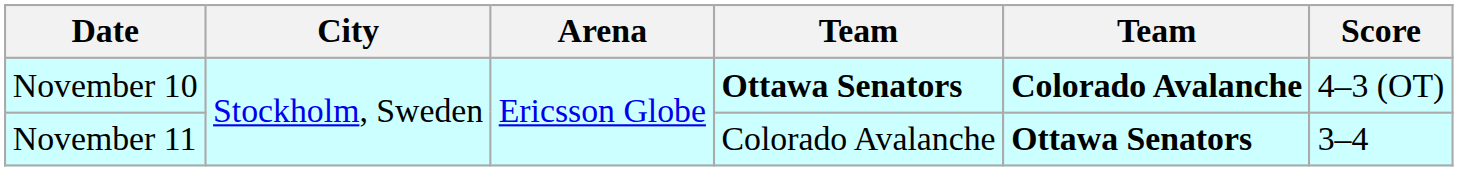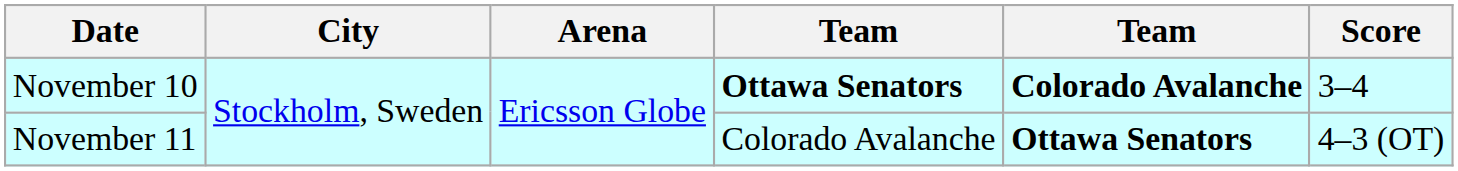(1381, 84) 4–3 (OT) -> (1343, 84) 3–4
(1343, 138) 3–4 -> (1381, 138) 4–3 (OT)
